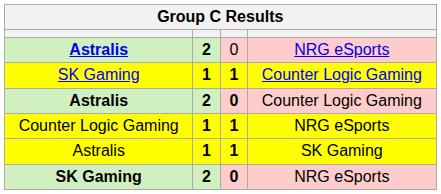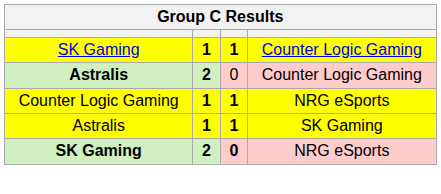- row: (99, 49)
(234, 100) bold -> (234, 75) normal
